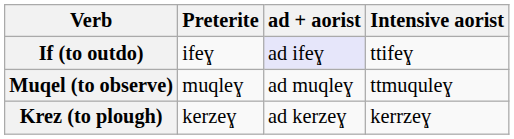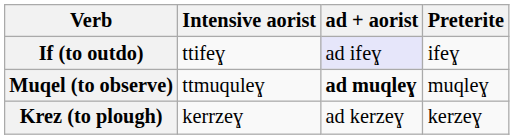columns swapped: (220, 20) <-> (437, 20)
(311, 85) normal -> (371, 85) bold
